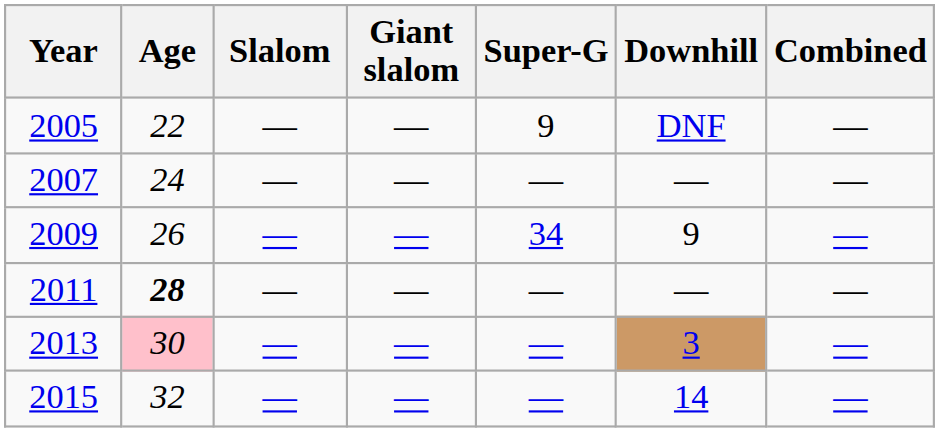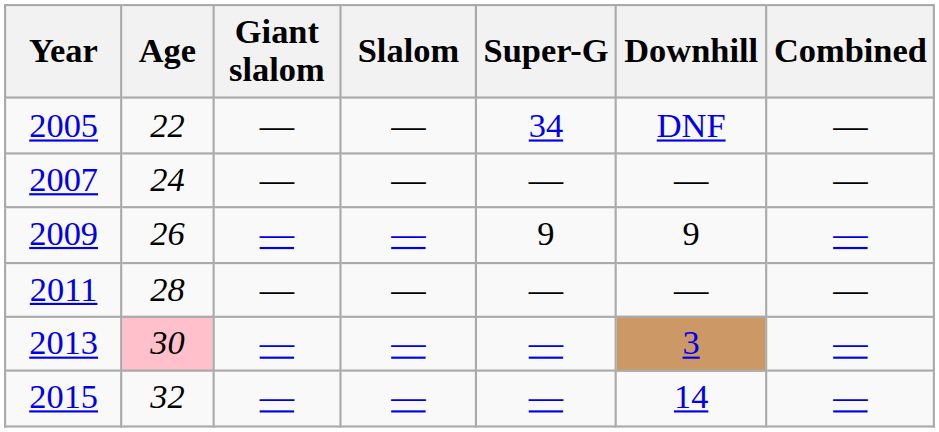columns swapped: (280, 51) <-> (411, 51)
(546, 125) 9 -> (546, 125) 34
(546, 234) 34 -> (546, 234) 9
(167, 288) bold -> (167, 288) normal
